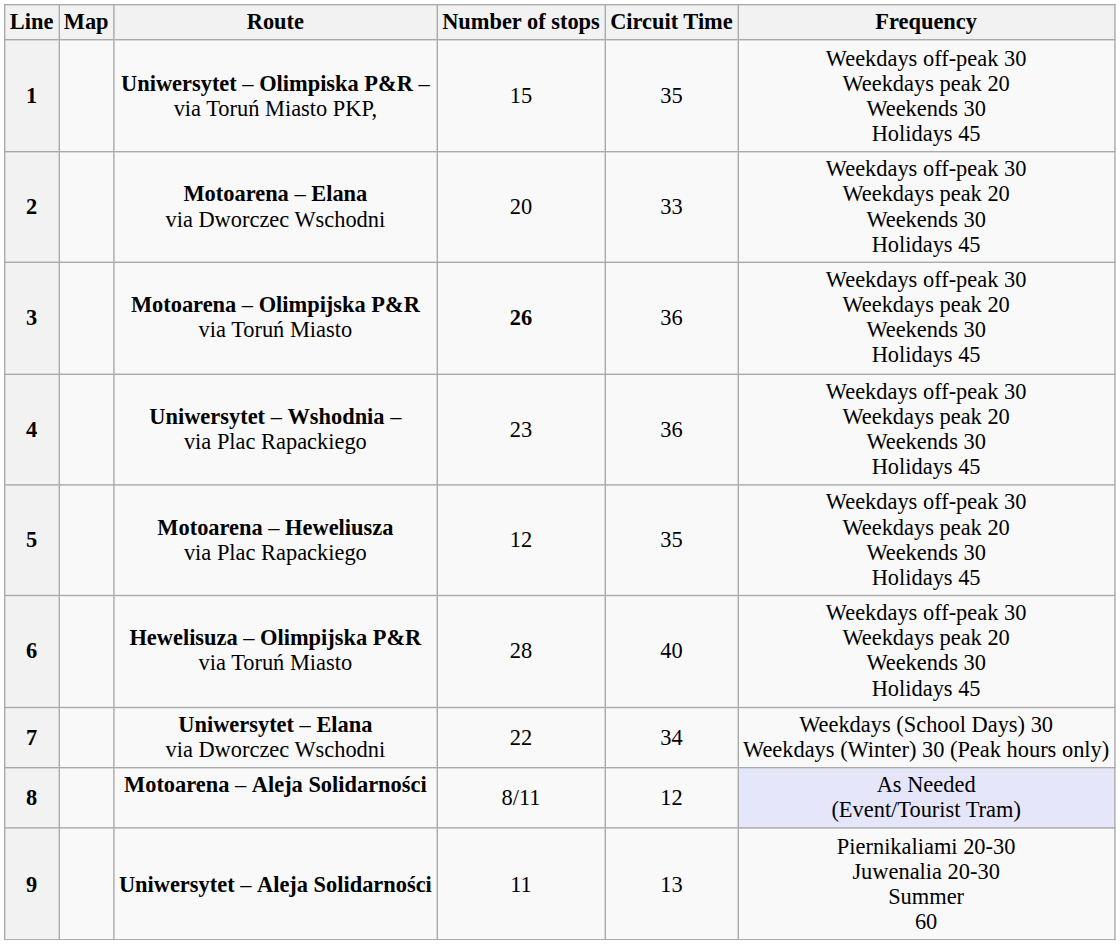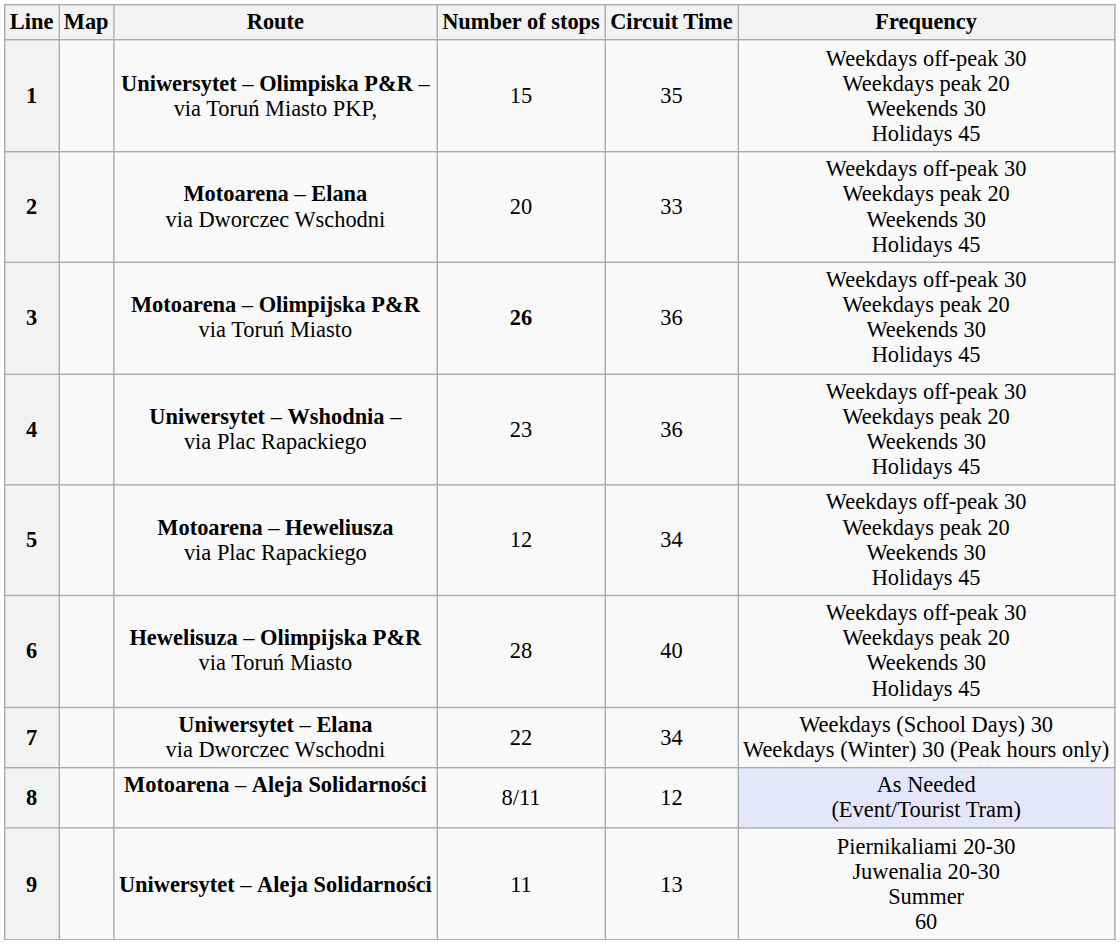(671, 540) 35 -> (671, 540) 34
